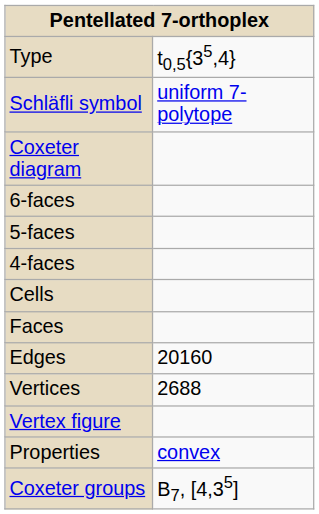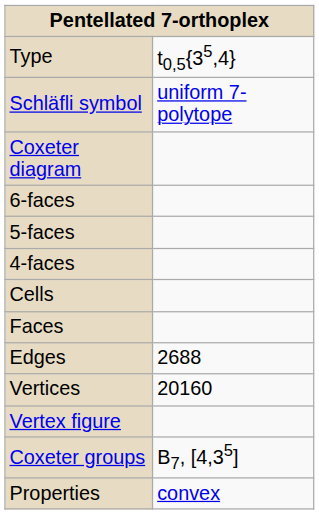(185, 358) 20160 -> (179, 358) 2688
(179, 389) 2688 -> (185, 389) 20160
rows swapped: (77, 488) <-> (55, 452)
